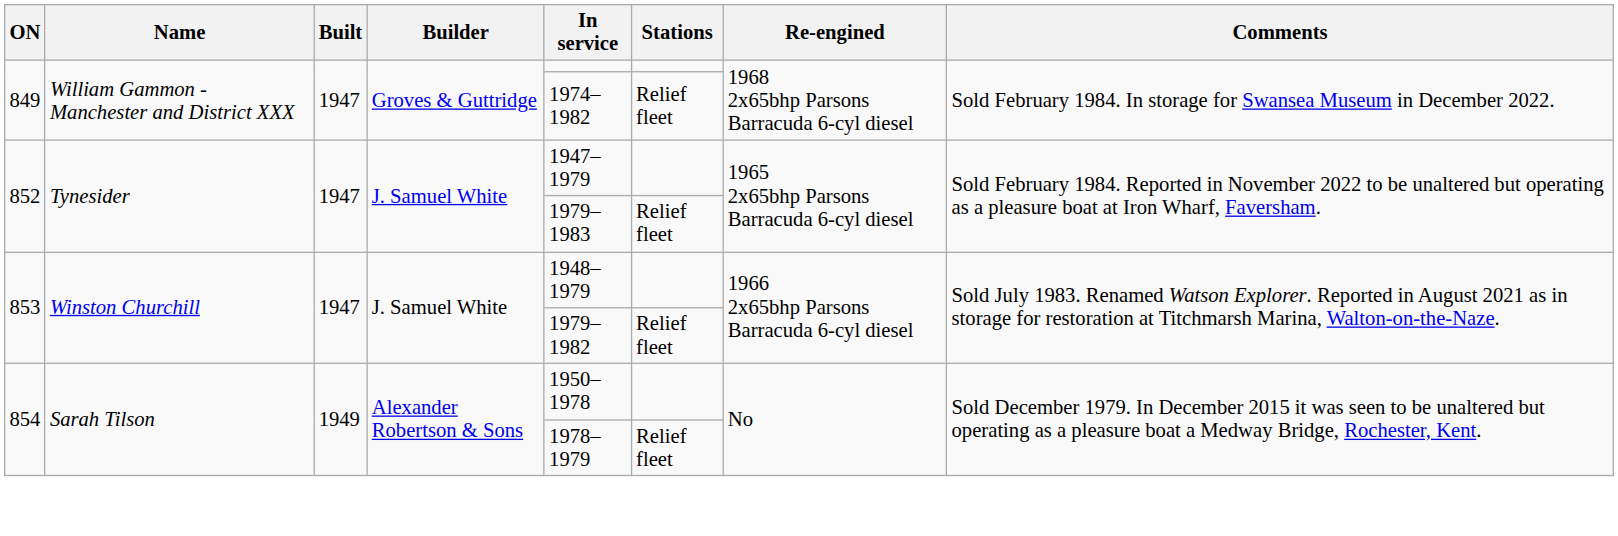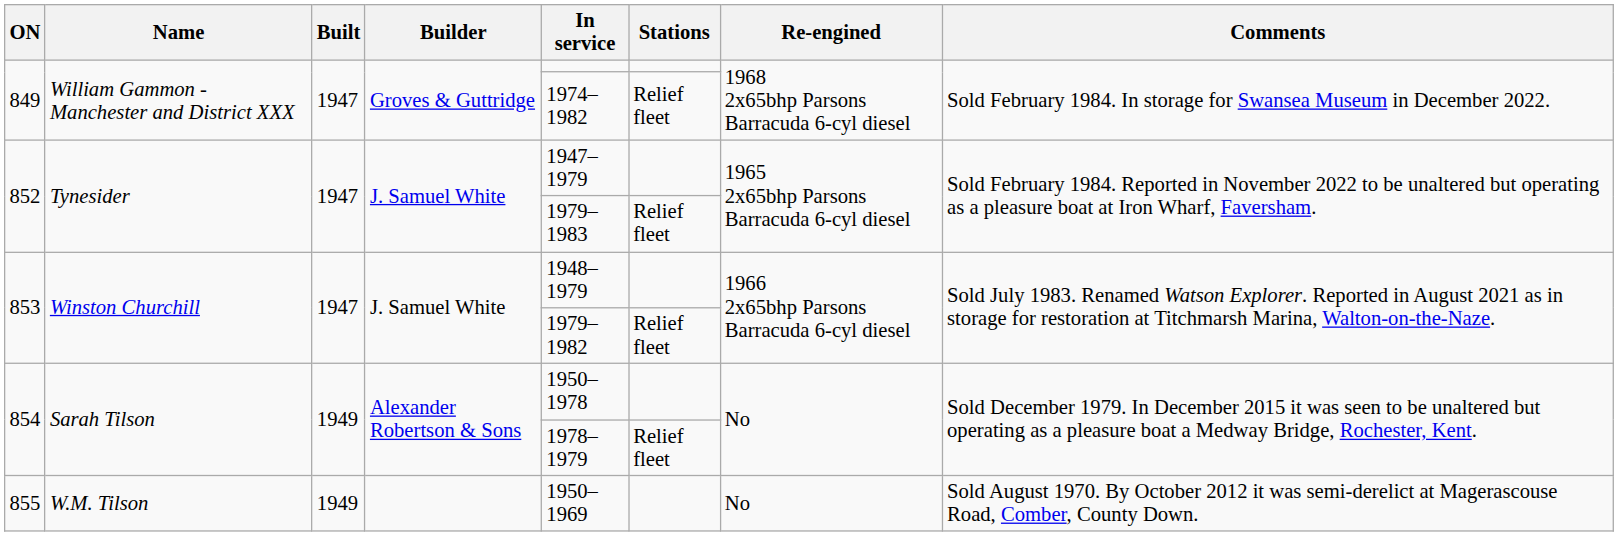+ row: (25, 503)
